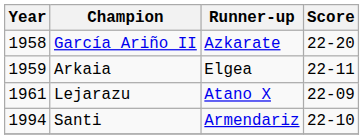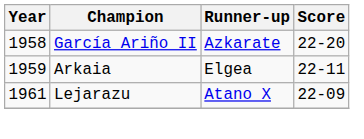- row: (78, 121)
